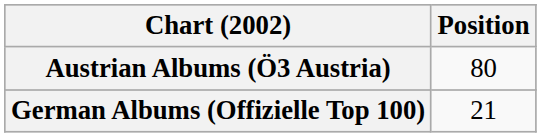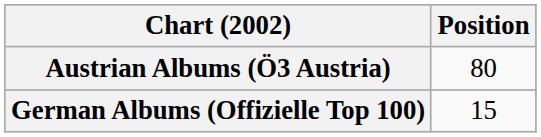(483, 110) 21 -> (483, 110) 15
